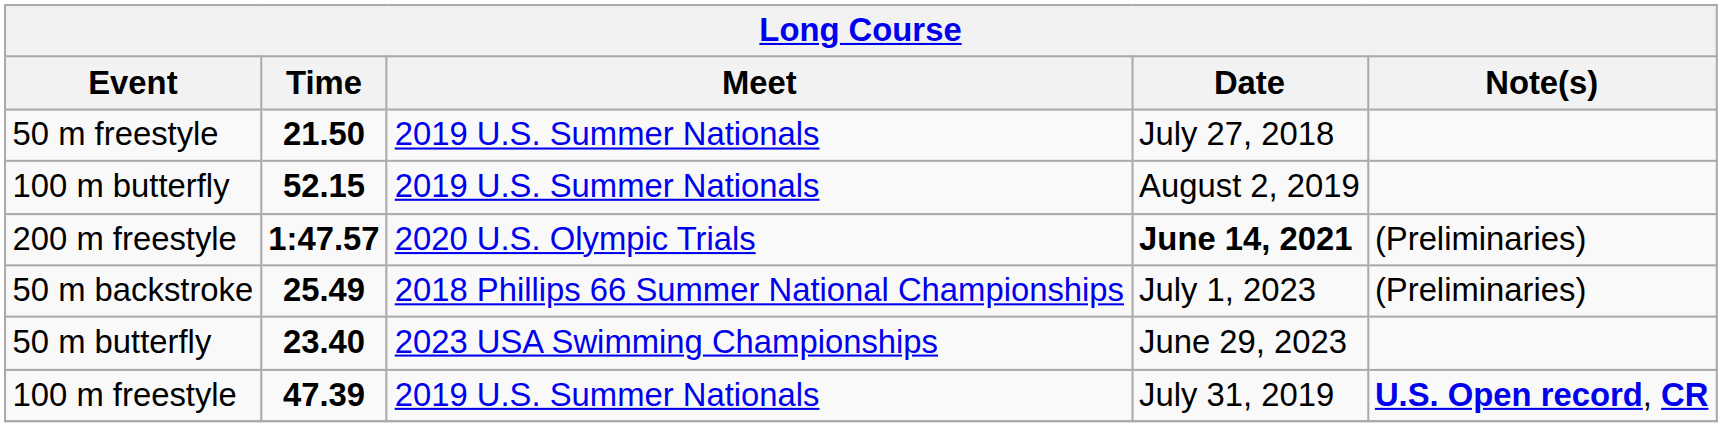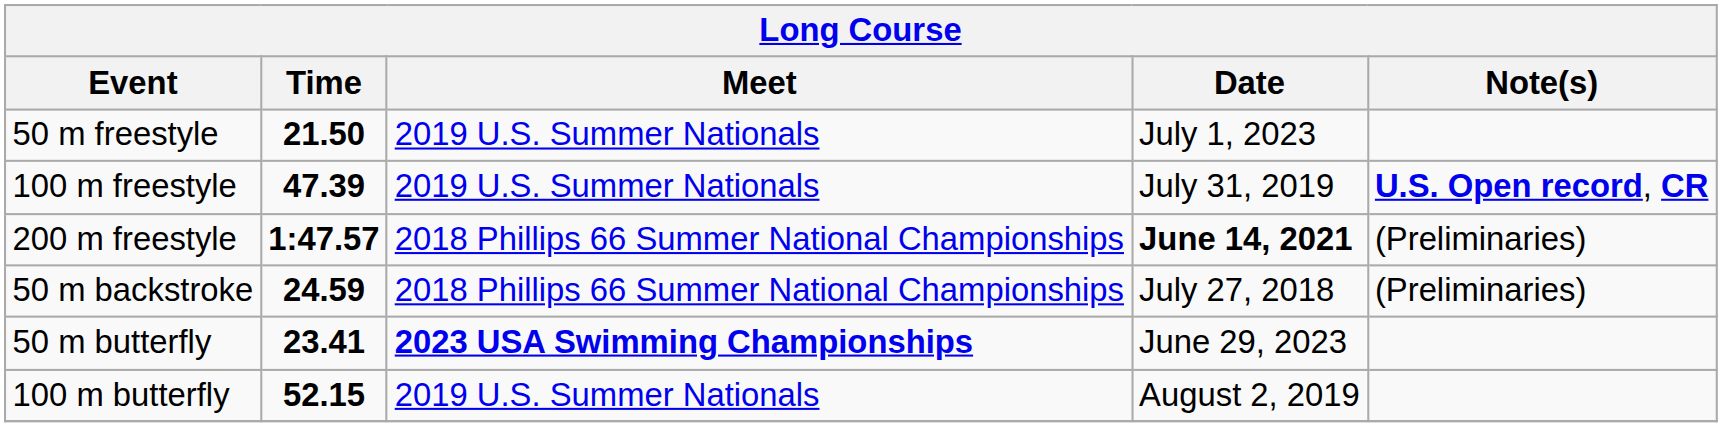(1237, 134) July 27, 2018 -> (1228, 134) July 1, 2023
rows swapped: (125, 394) <-> (121, 186)
(575, 238) 2020 U.S. Olympic Trials -> (759, 238) 2018 Phillips 66 Summer National Championships
(324, 290) 25.49 -> (324, 290) 24.59
(1228, 290) July 1, 2023 -> (1237, 290) July 27, 2018
(324, 342) 23.40 -> (324, 342) 23.41
(666, 342) normal -> (684, 342) bold
